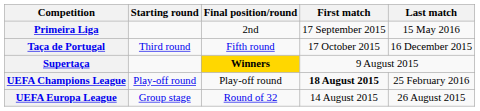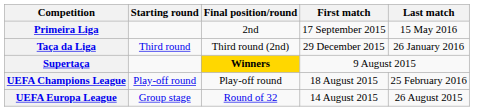- row: (66, 47)
+ row: (66, 47)
(344, 81) bold -> (344, 81) normal
